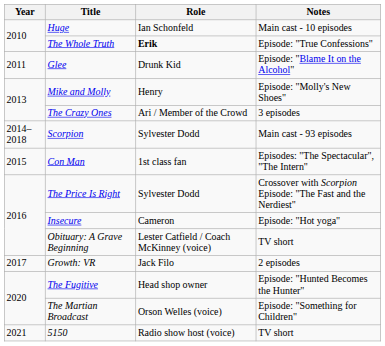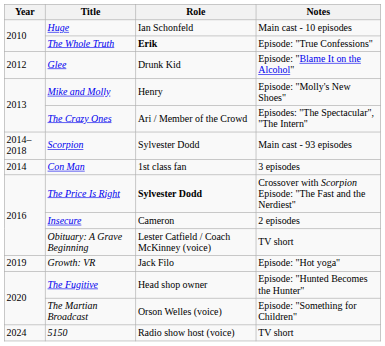(16, 65) 2011 -> (17, 65) 2012
(279, 113) 3 episodes -> (316, 118) Episodes: "The Spectacular", "The Intern"
(17, 161) 2015 -> (17, 167) 2014
(316, 161) Episodes: "The Spectacular", "The Intern" -> (279, 167) 3 episodes
(169, 194) normal -> (170, 194) bold
(299, 220) Episode: "Hot yoga" -> (279, 220) 2 episodes
(17, 263) 2017 -> (17, 263) 2019
(279, 263) 2 episodes -> (299, 263) Episode: "Hot yoga"
(17, 333) 2021 -> (17, 333) 2024
